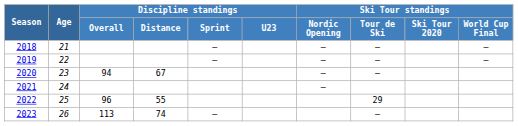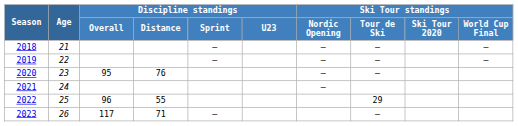(106, 74) 94 -> (106, 74) 95
(161, 74) 67 -> (161, 74) 76
(106, 114) 113 -> (106, 114) 117
(161, 114) 74 -> (161, 114) 71
